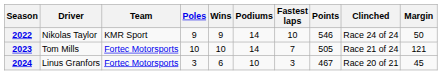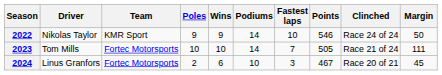(419, 49) 121 -> (419, 49) 111
(194, 62) 3 -> (194, 62) 2
